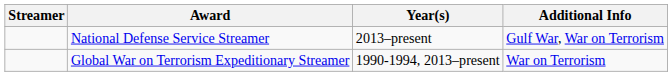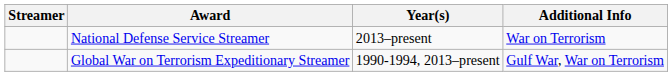(585, 37) Gulf War, War on Terrorism -> (556, 37) War on Terrorism
(556, 60) War on Terrorism -> (585, 60) Gulf War, War on Terrorism
